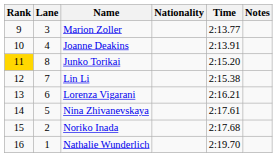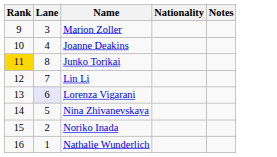- column: (224, 12)
(47, 95) no background -> (47, 95) lavender background
